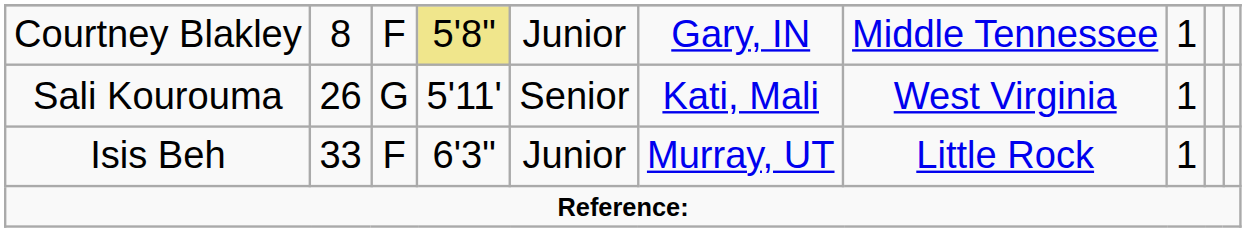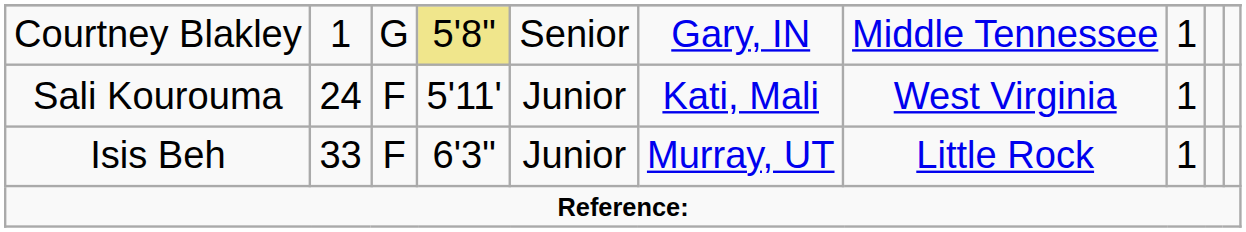(341, 34) 8 -> (341, 34) 1
(394, 34) F -> (394, 34) G
(574, 34) Junior -> (574, 34) Senior
(341, 95) 26 -> (341, 95) 24
(394, 95) G -> (394, 95) F
(574, 95) Senior -> (574, 95) Junior
